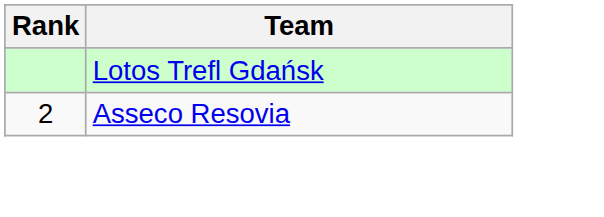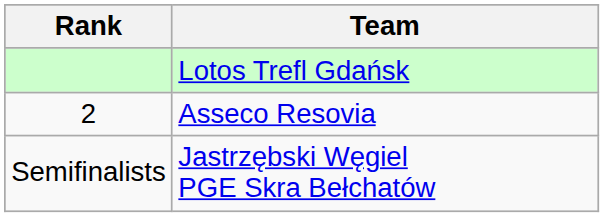+ row: (307, 172)
